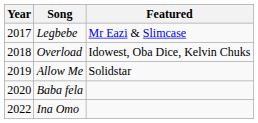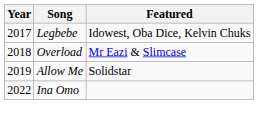(137, 33) Mr Eazi & Slimcase -> (170, 33) Idowest, Oba Dice, Kelvin Chuks
(170, 52) Idowest, Oba Dice, Kelvin Chuks -> (137, 52) Mr Eazi & Slimcase
- row: (60, 90)
